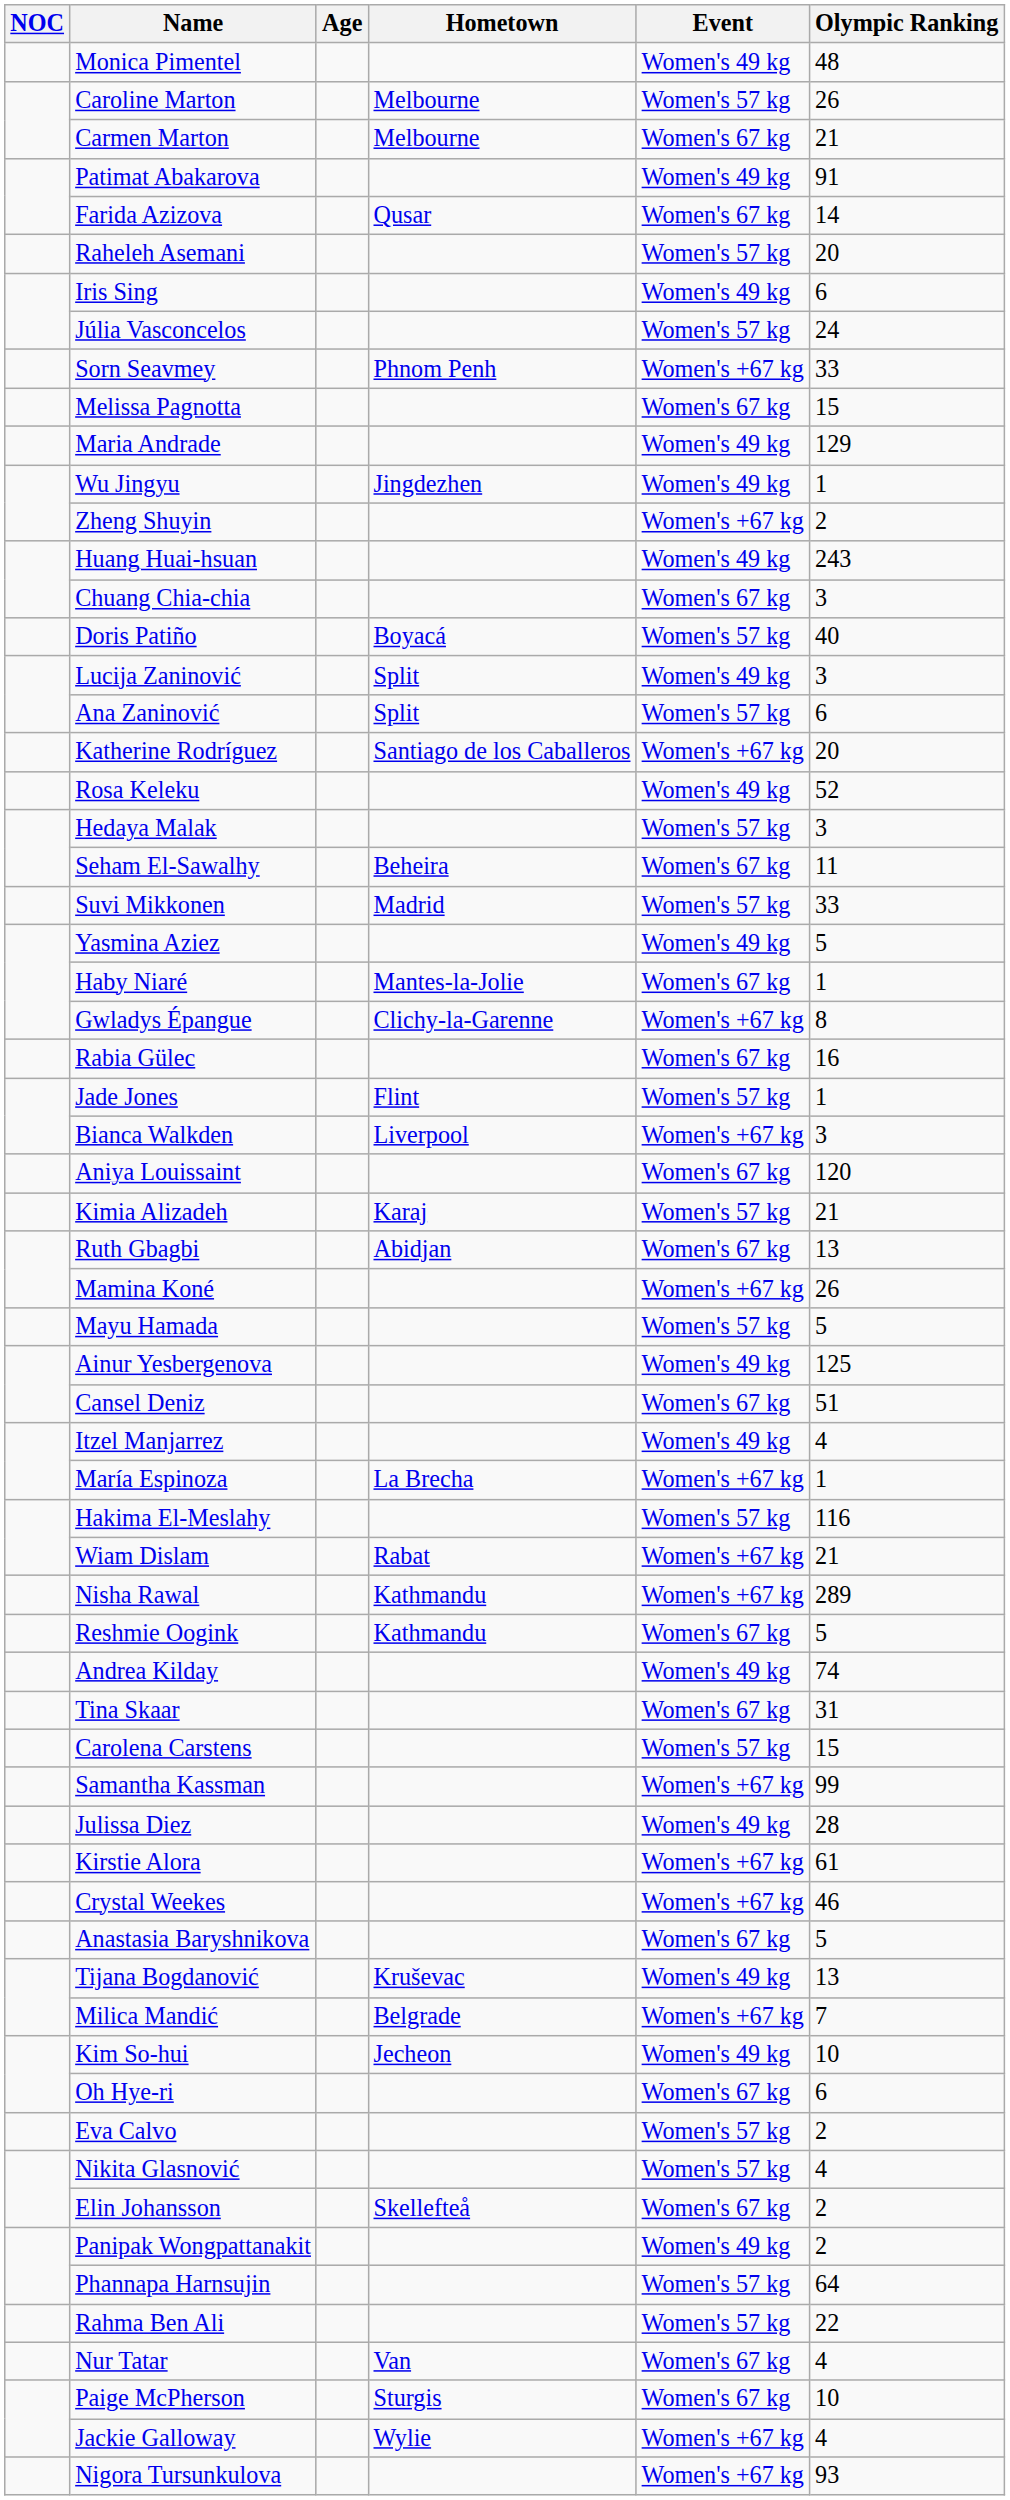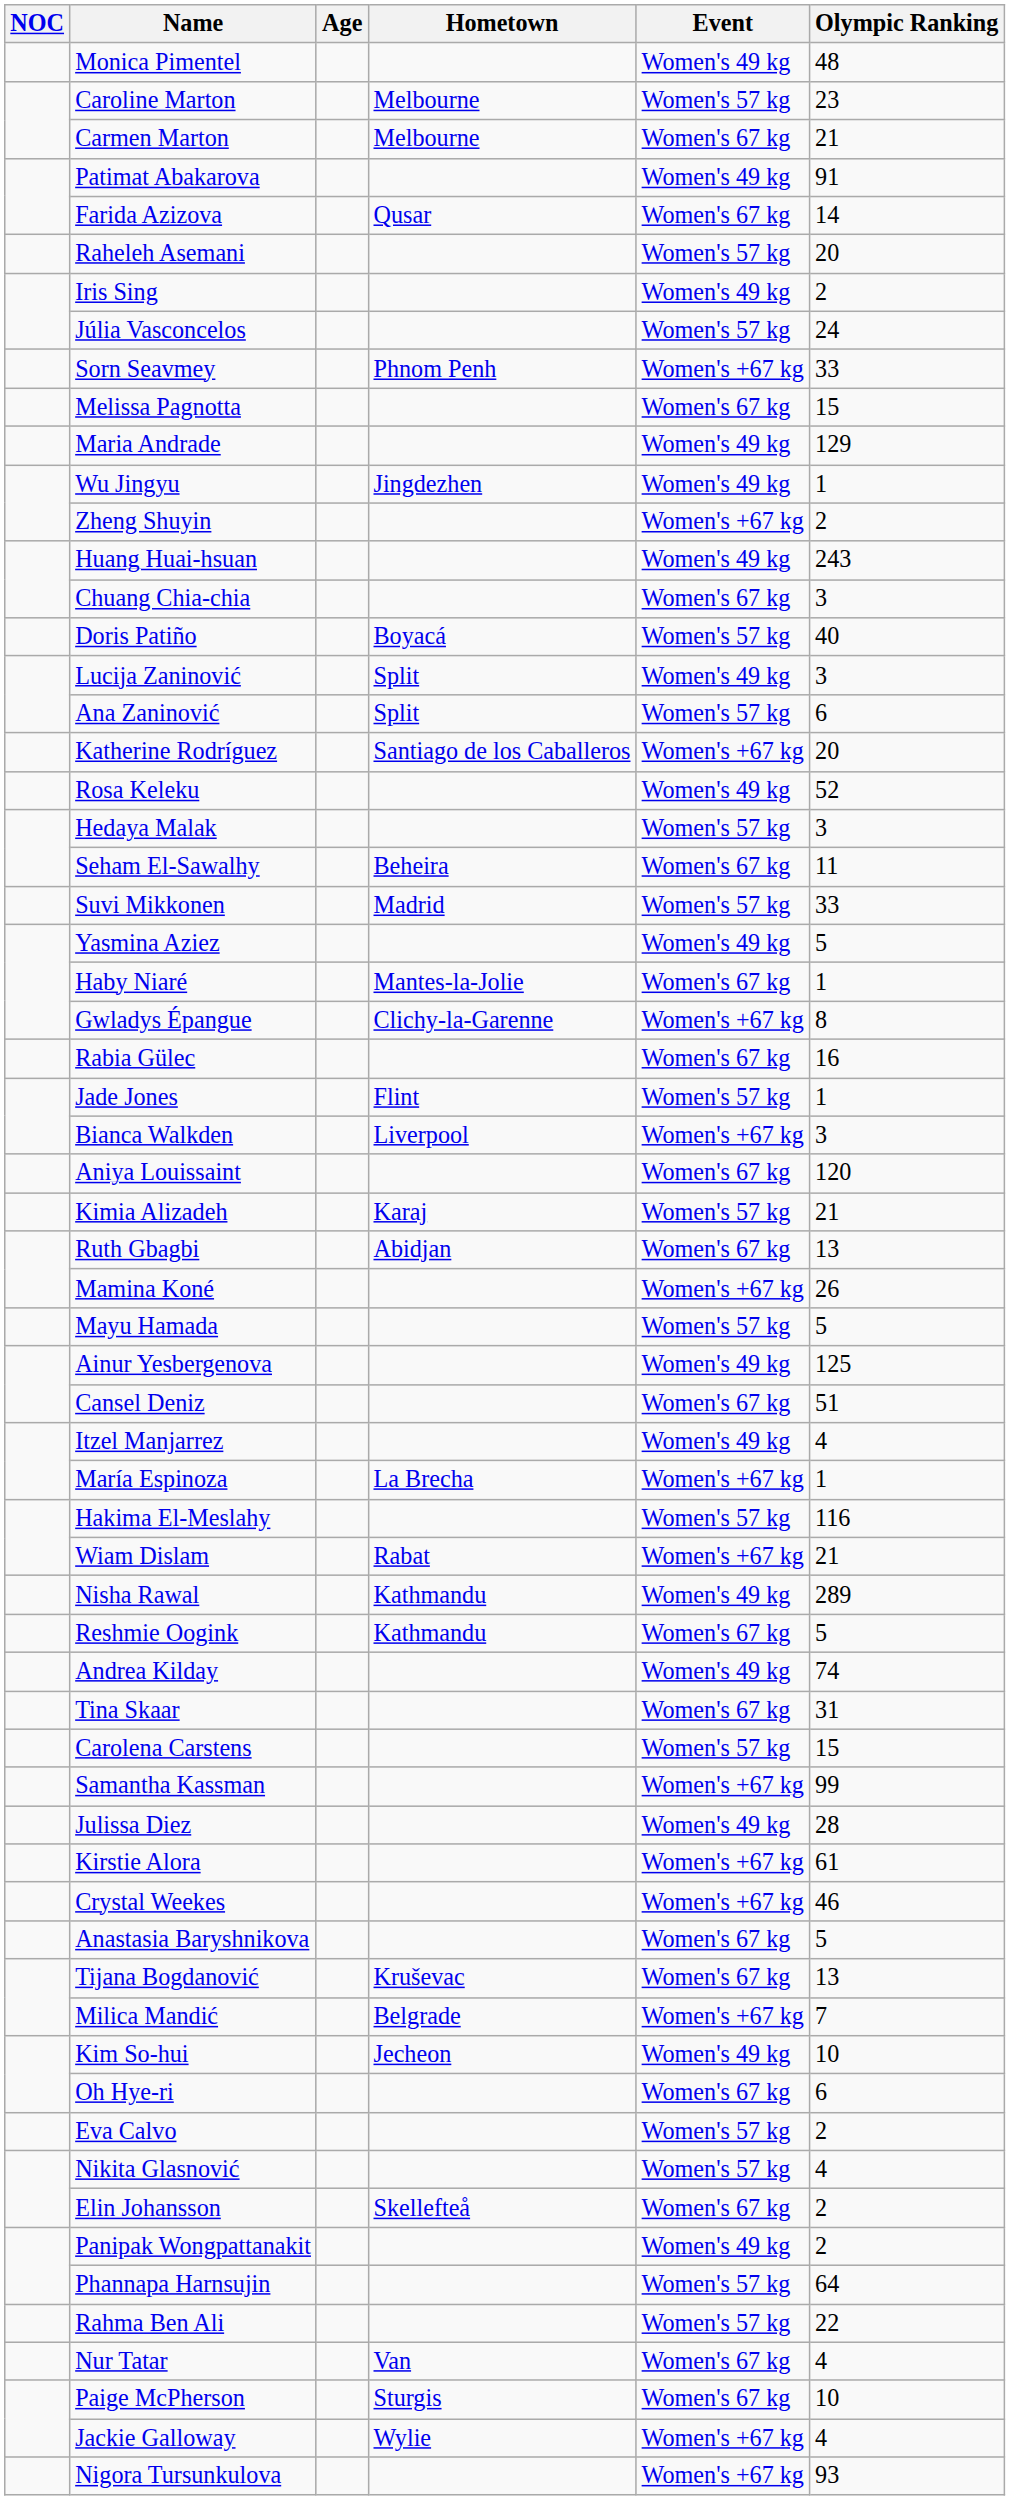(827, 100) 26 -> (827, 100) 23
(821, 291) 6 -> (821, 291) 2
(723, 1594) Women's +67 kg -> (716, 1594) Women's 49 kg
(716, 1977) Women's 49 kg -> (716, 1977) Women's 67 kg
